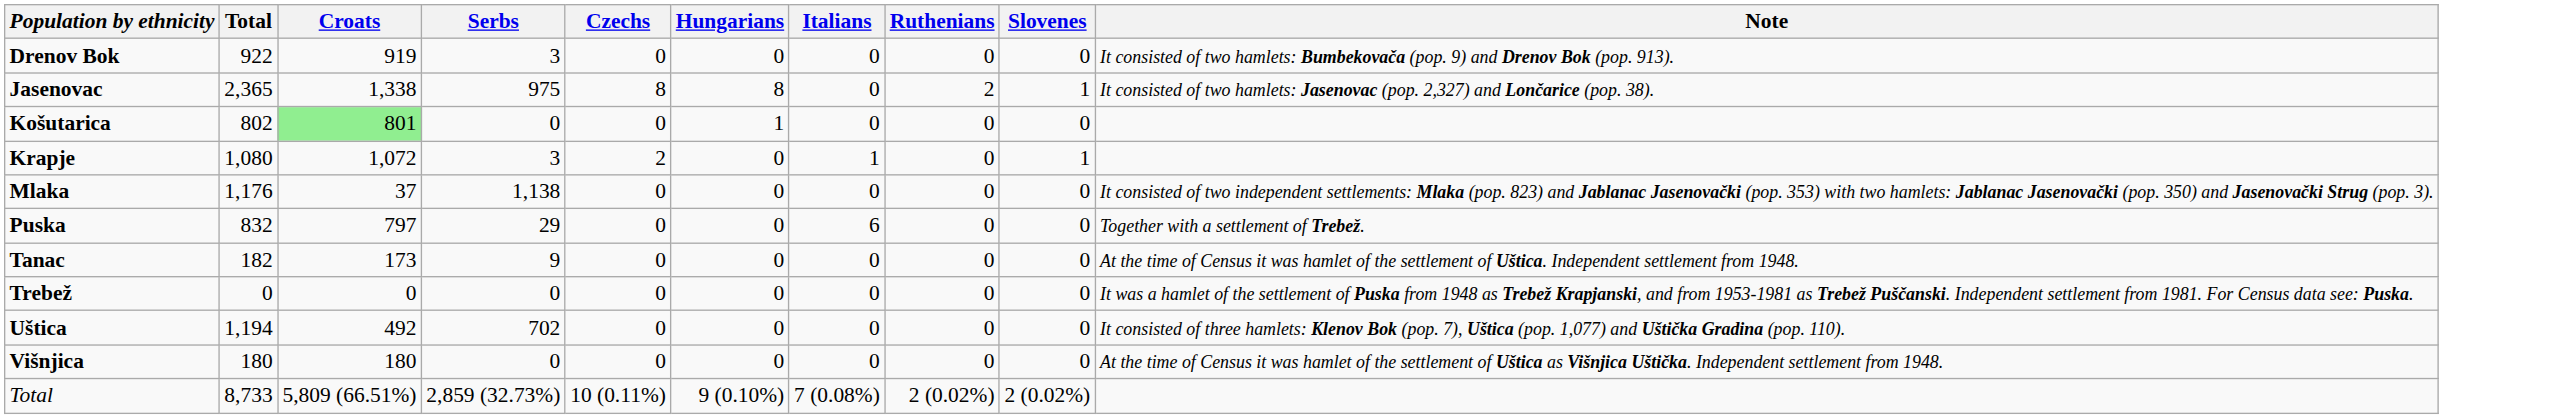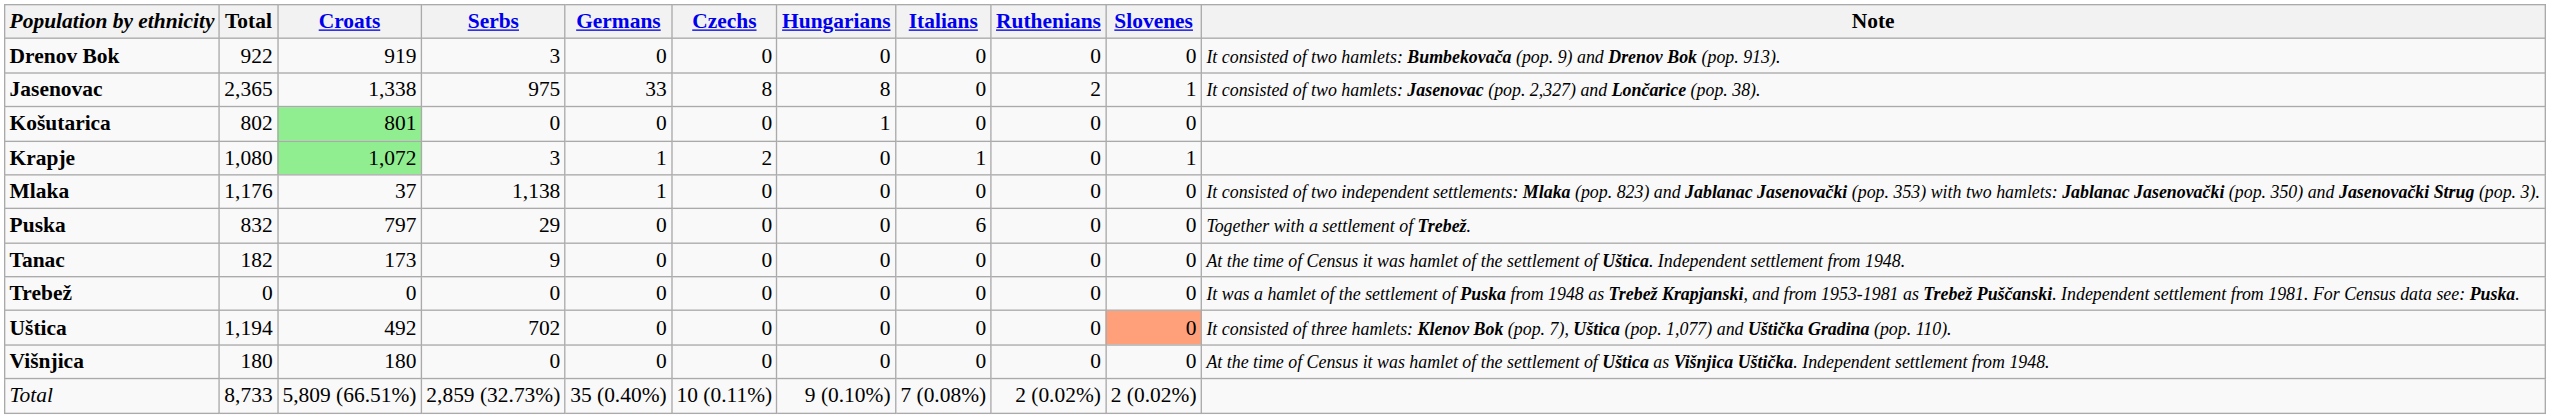+ column: (618, 21)
(392, 157) no background -> (392, 157) lightgreen background
(1085, 327) no background -> (1191, 327) lightsalmon background
